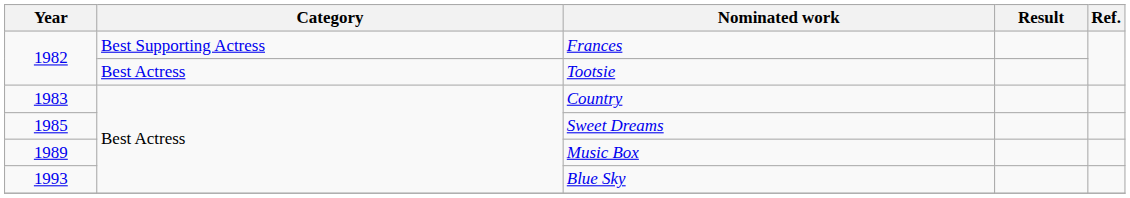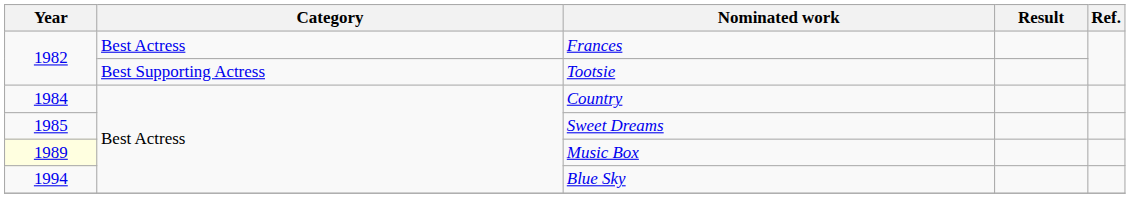(183, 44) Best Supporting Actress -> (143, 44) Best Actress
(143, 71) Best Actress -> (183, 71) Best Supporting Actress
(51, 98) 1983 -> (51, 98) 1984
(51, 152) no background -> (51, 152) lightyellow background
(51, 179) 1993 -> (51, 179) 1994
